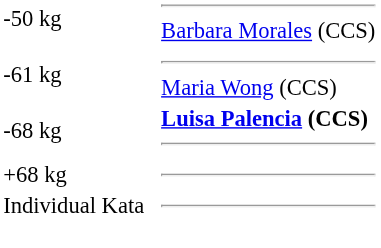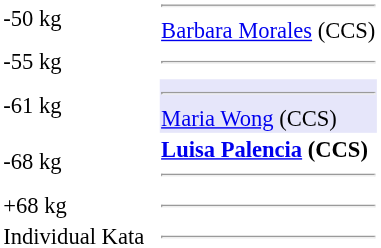+ row: (32, 62)
(268, 80) no background -> (268, 111) lavender background
